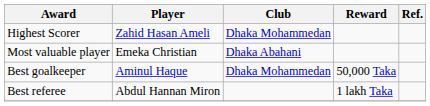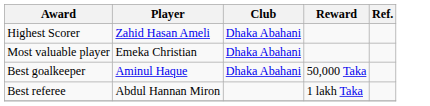(278, 33) Dhaka Mohammedan -> (263, 33) Dhaka Abahani
(278, 71) Dhaka Mohammedan -> (263, 71) Dhaka Abahani
